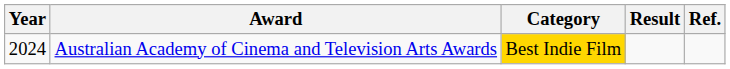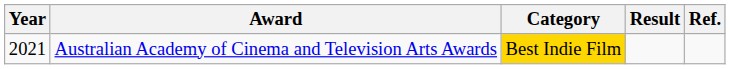(27, 48) 2024 -> (27, 48) 2021
